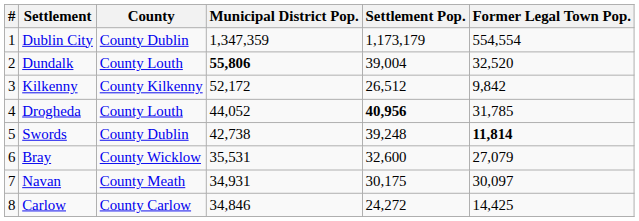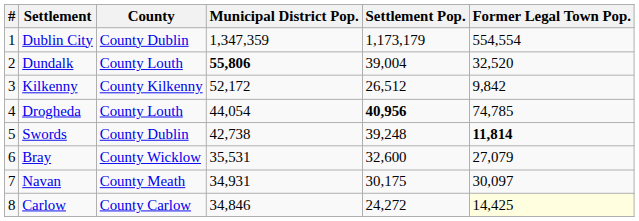(230, 110) 44,052 -> (230, 110) 44,054
(493, 110) 31,785 -> (493, 110) 74,785
(493, 205) no background -> (493, 205) lightyellow background
